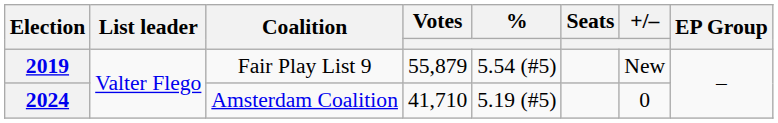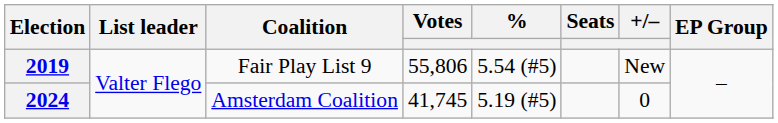(438, 65) 55,879 -> (438, 65) 55,806
(438, 100) 41,710 -> (438, 100) 41,745
